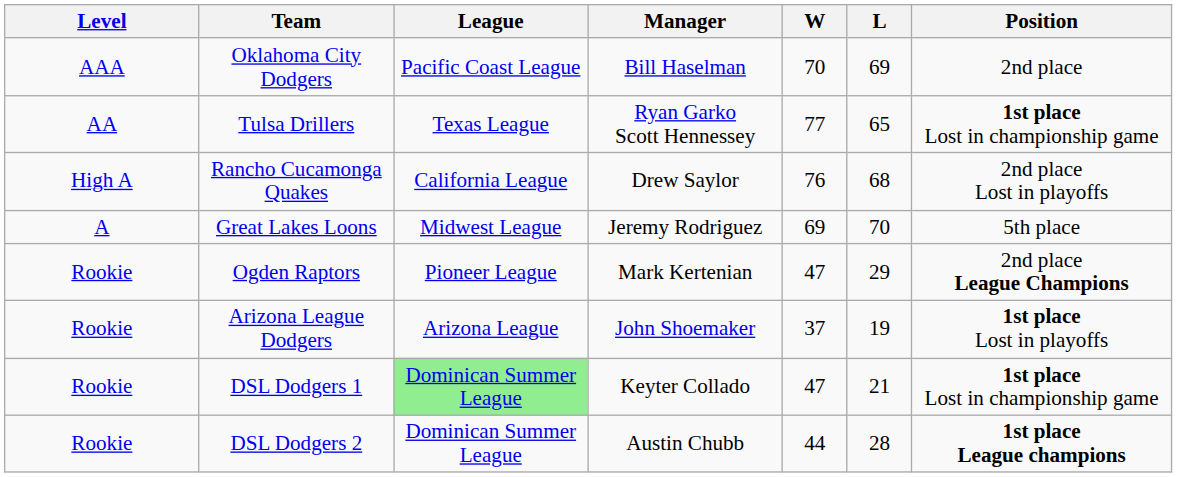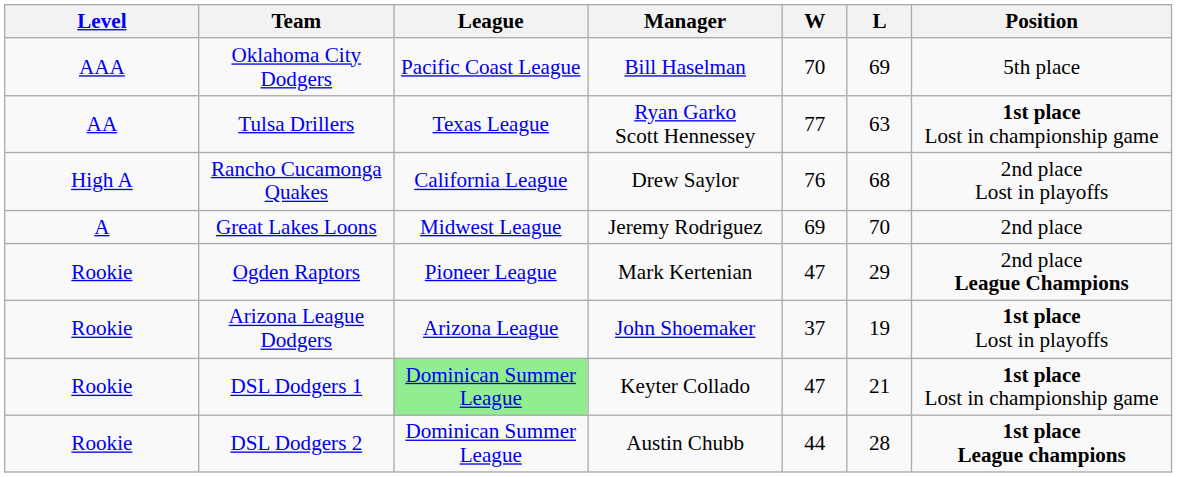(1042, 66) 2nd place -> (1042, 66) 5th place
(880, 123) 65 -> (880, 123) 63
(1042, 226) 5th place -> (1042, 226) 2nd place
